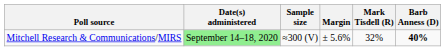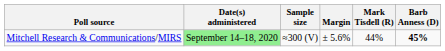(374, 38) 32% -> (374, 38) 44%
(418, 38) 40% -> (418, 38) 45%
